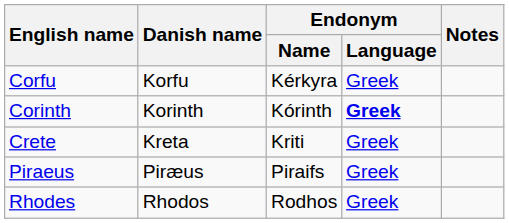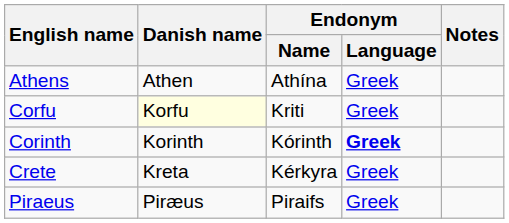+ row: (39, 80)
(166, 80) no background -> (166, 111) lightyellow background
(304, 80) Kérkyra -> (288, 111) Kriti
(288, 141) Kriti -> (304, 171) Kérkyra
- row: (42, 202)
